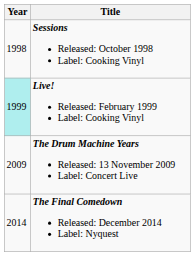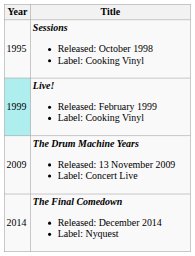(17, 49) 1998 -> (17, 49) 1995
